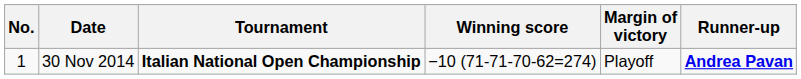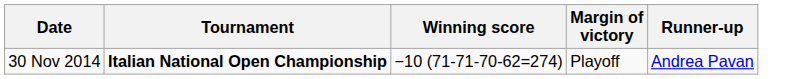- column: (21, 27)
(739, 62) bold -> (702, 62) normal
